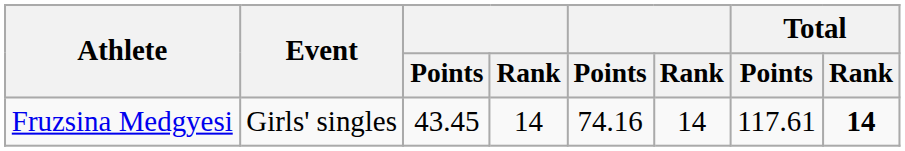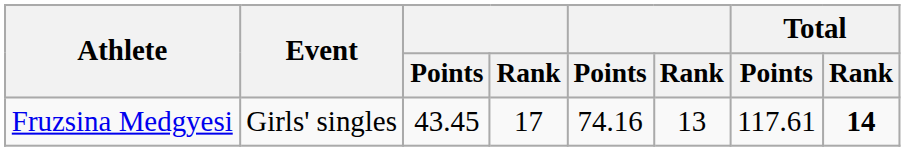(529, 121) 14 -> (529, 121) 17
(692, 121) 14 -> (692, 121) 13
